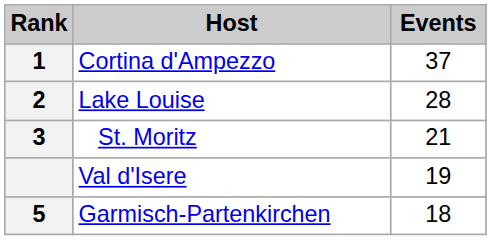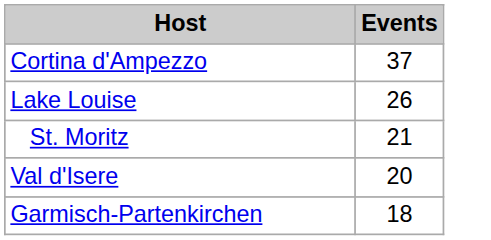- column: (39, 23)
(438, 99) 28 -> (400, 99) 26
(438, 176) 19 -> (400, 176) 20
